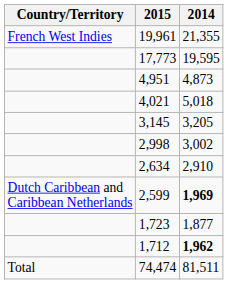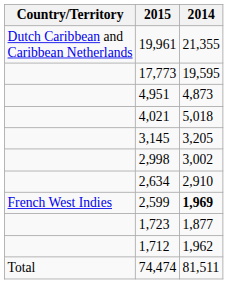(60, 36) French West Indies -> (70, 44) Dutch Caribbean and Caribbean Netherlands
(70, 195) Dutch Caribbean and Caribbean Netherlands -> (60, 203) French West Indies
(198, 246) bold -> (198, 246) normal
